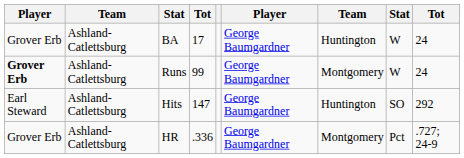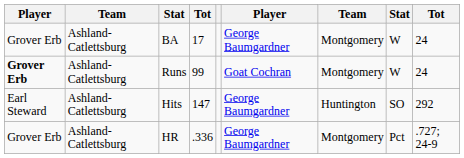(348, 39) Huntington -> (352, 39) Montgomery
(257, 72) George Baumgardner -> (258, 72) Goat Cochran
